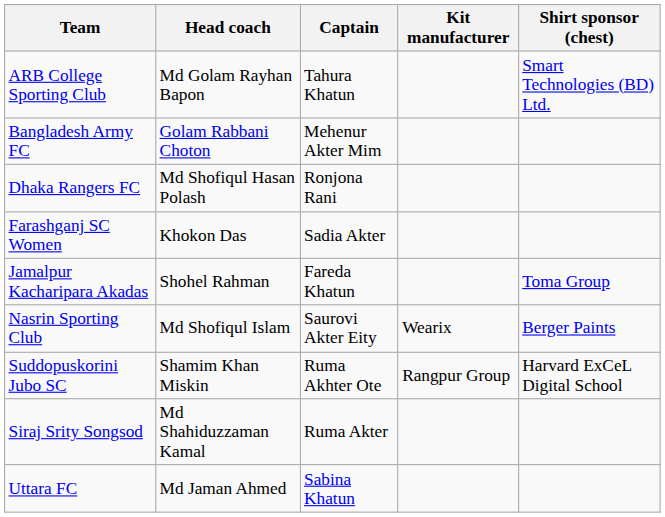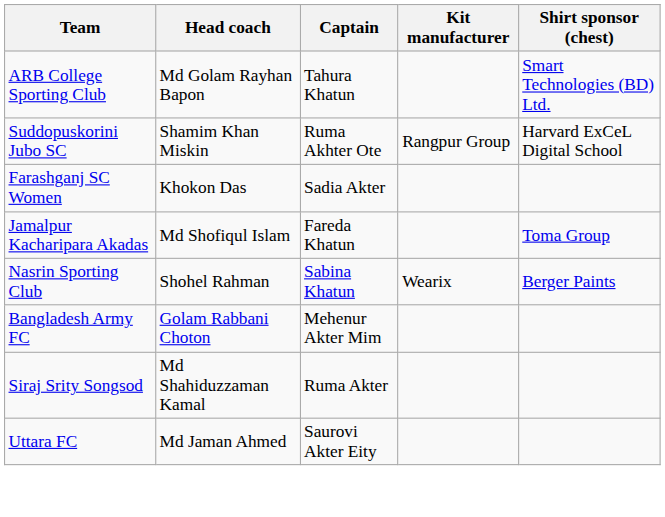rows swapped: (71, 141) <-> (63, 375)
- row: (74, 187)
(215, 281) Shohel Rahman -> (225, 234) Md Shofiqul Islam
(225, 328) Md Shofiqul Islam -> (215, 281) Shohel Rahman
(340, 328) Saurovi Akter Eity -> (329, 281) Sabina Khatun
(329, 488) Sabina Khatun -> (340, 441) Saurovi Akter Eity
